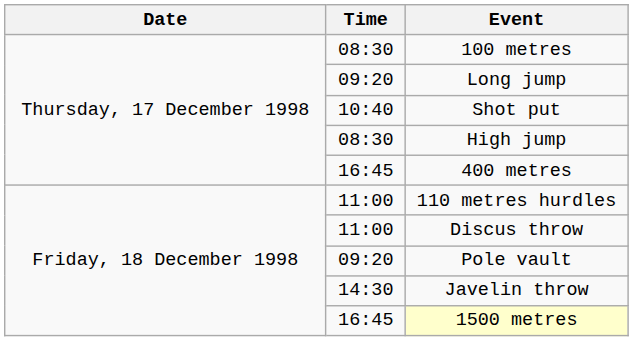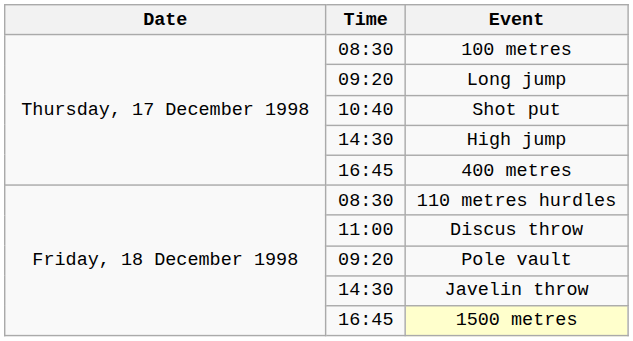(366, 140) 08:30 -> (366, 140) 14:30
(366, 200) 11:00 -> (366, 200) 08:30
